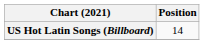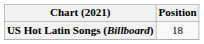(178, 30) 14 -> (178, 30) 18
